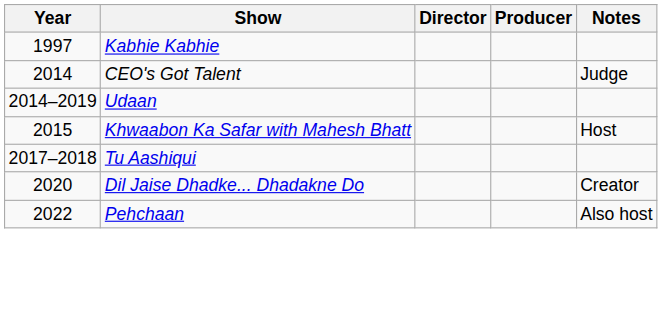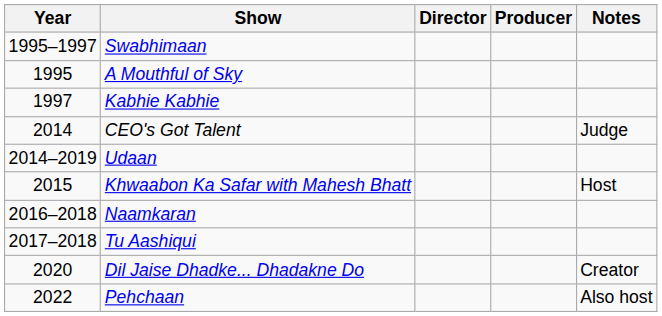+ row: (156, 46)
+ row: (173, 74)
+ row: (150, 213)
